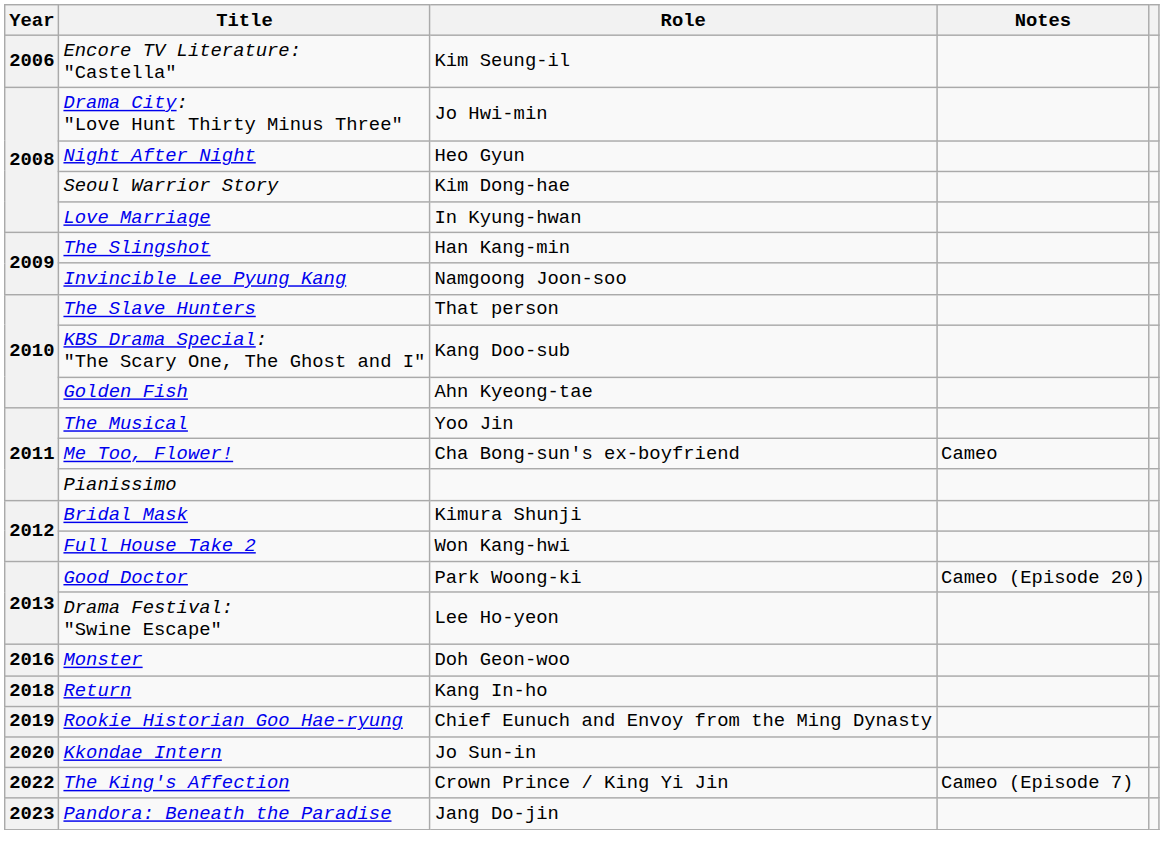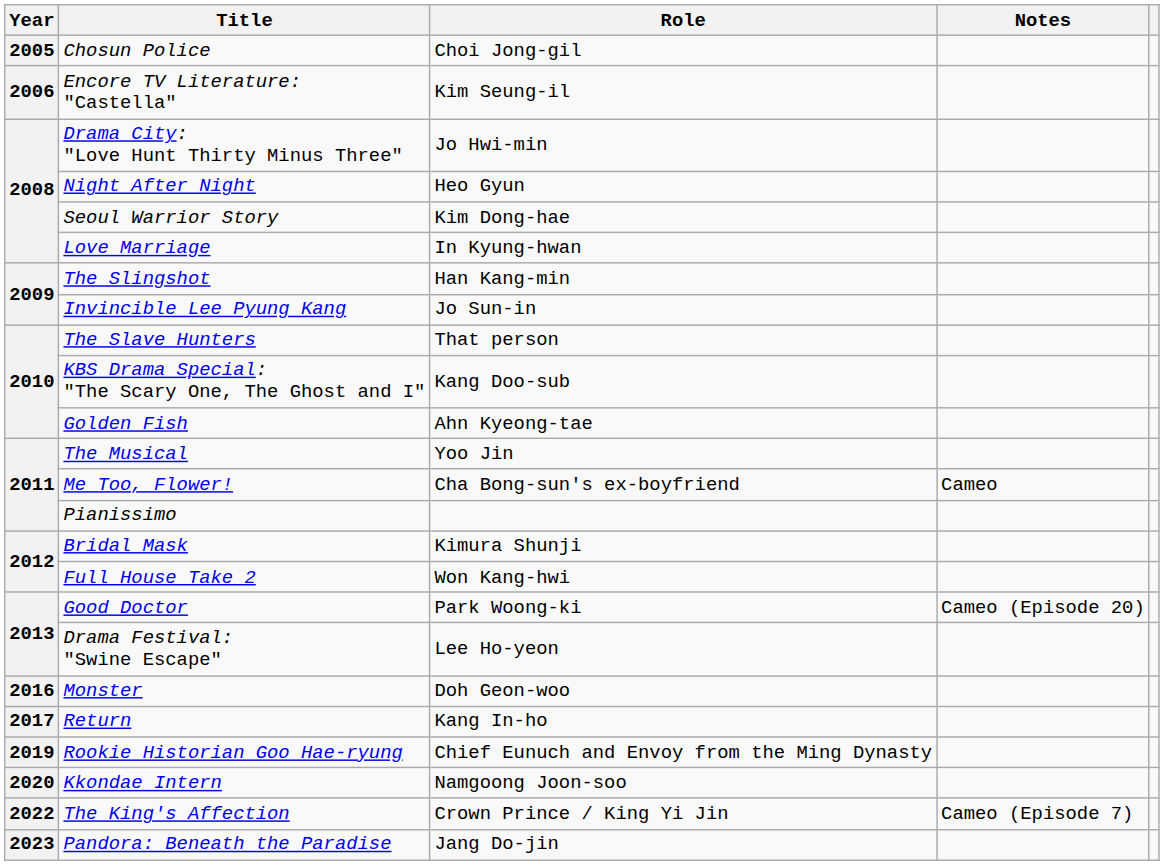+ row: (137, 51)
(531, 279) Namgoong Joon-soo -> (485, 309) Jo Sun-in
(32, 691) 2018 -> (32, 722) 2017
(485, 752) Jo Sun-in -> (531, 783) Namgoong Joon-soo
